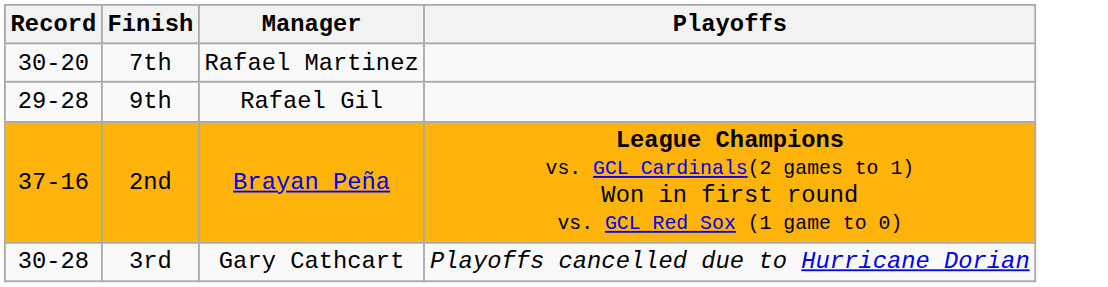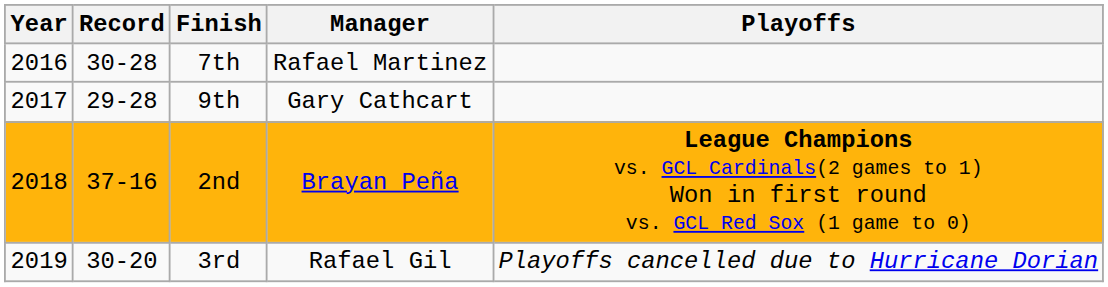+ column: (39, 24)
(53, 63) 30-20 -> (122, 63) 30-28
(312, 102) Rafael Gil -> (380, 102) Gary Cathcart
(53, 262) 30-28 -> (122, 262) 30-20
(312, 262) Gary Cathcart -> (380, 262) Rafael Gil
